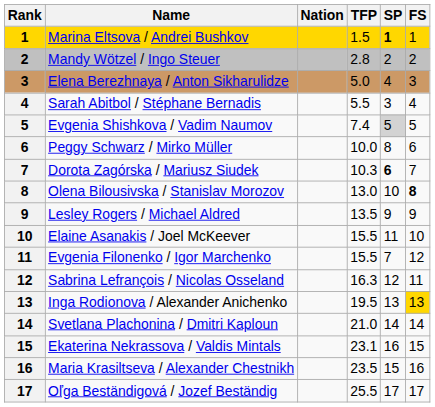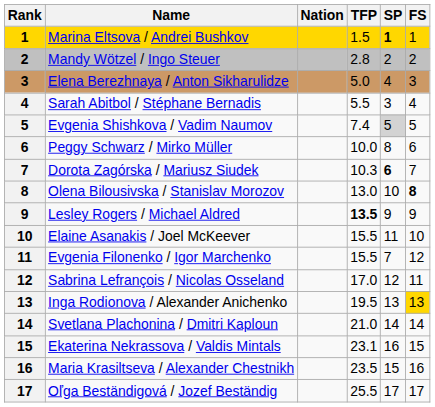(364, 214) normal -> (364, 214) bold
(364, 280) 16.3 -> (364, 280) 17.0
